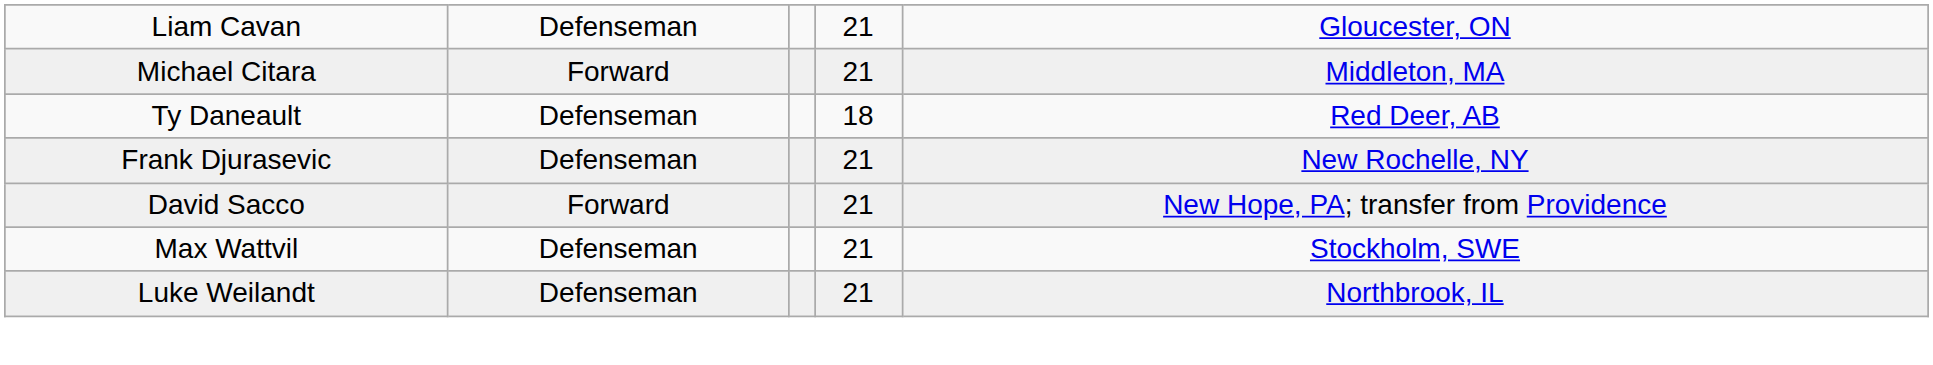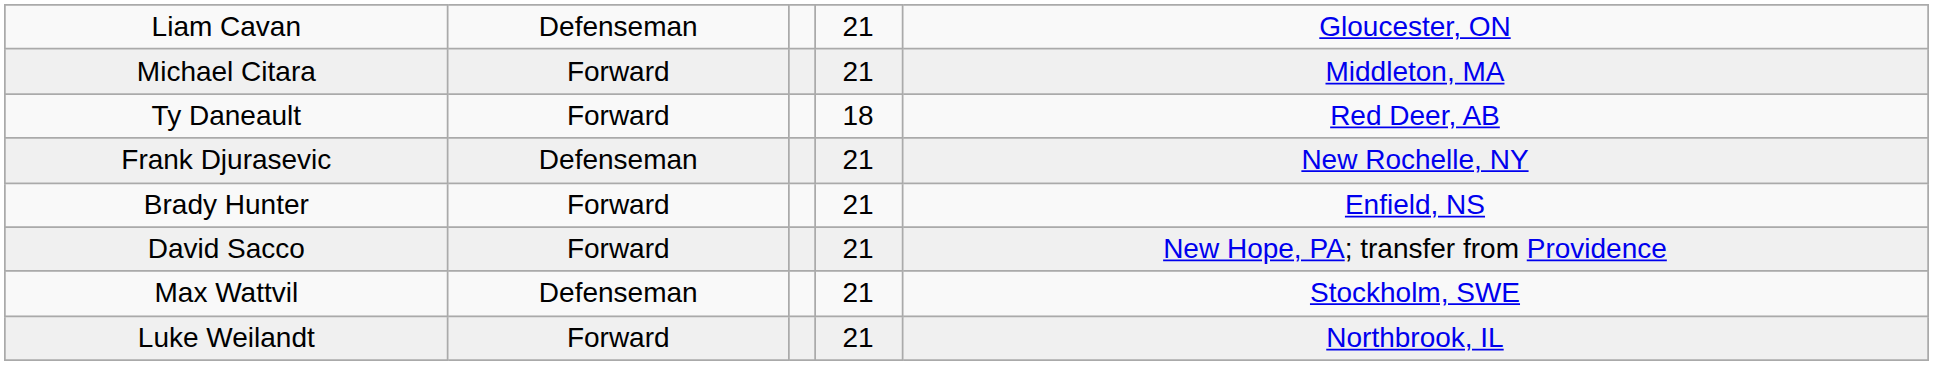(618, 115) Defenseman -> (618, 115) Forward
+ row: (226, 204)
(618, 293) Defenseman -> (618, 337) Forward
